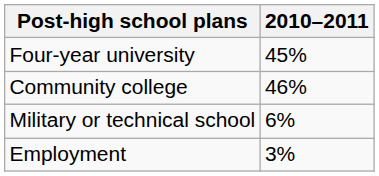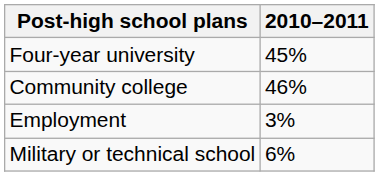rows swapped: (132, 120) <-> (68, 154)
